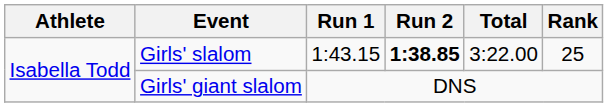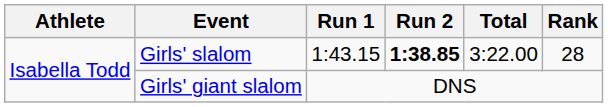(573, 54) 25 -> (573, 54) 28
